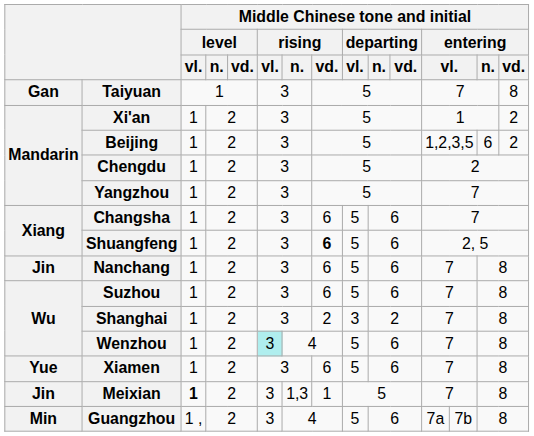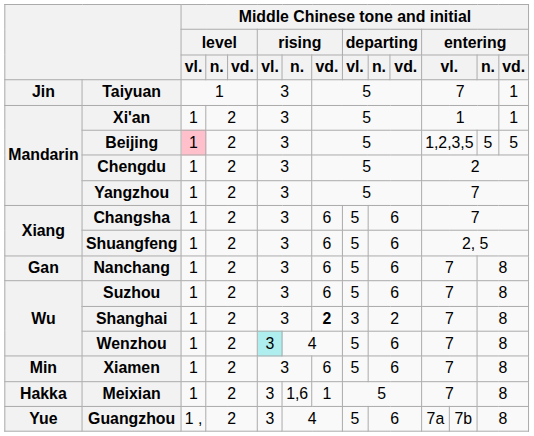(43, 92) Gan -> (43, 92) Jin
(514, 92) 8 -> (514, 92) 1
(514, 117) 2 -> (514, 117) 1
(194, 142) no background -> (194, 142) pink background
(488, 142) 6 -> (488, 142) 5
(514, 142) 2 -> (514, 142) 5
(327, 243) bold -> (327, 243) normal
(43, 268) Jin -> (43, 268) Gan
(327, 318) normal -> (327, 318) bold
(43, 368) Yue -> (43, 368) Min
(43, 393) Jin -> (43, 393) Hakka
(194, 393) bold -> (194, 393) normal
(297, 393) 1,3 -> (297, 393) 1,6
(43, 419) Min -> (43, 419) Yue
